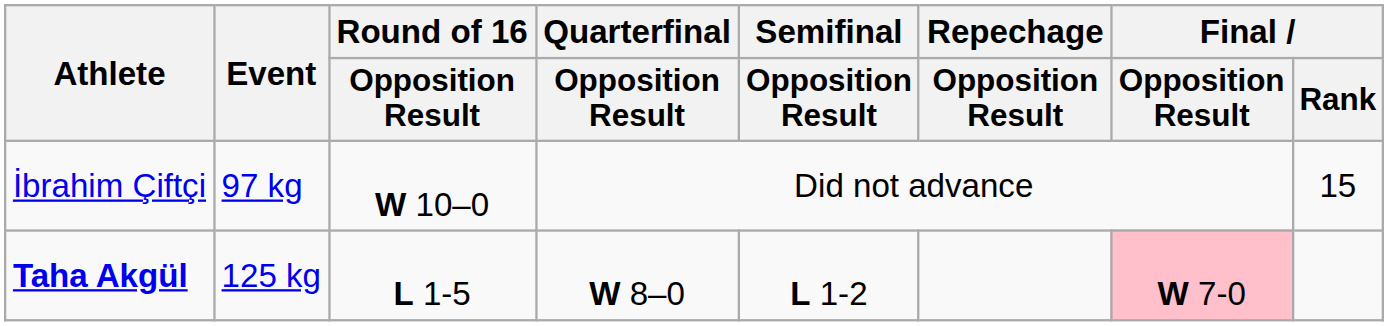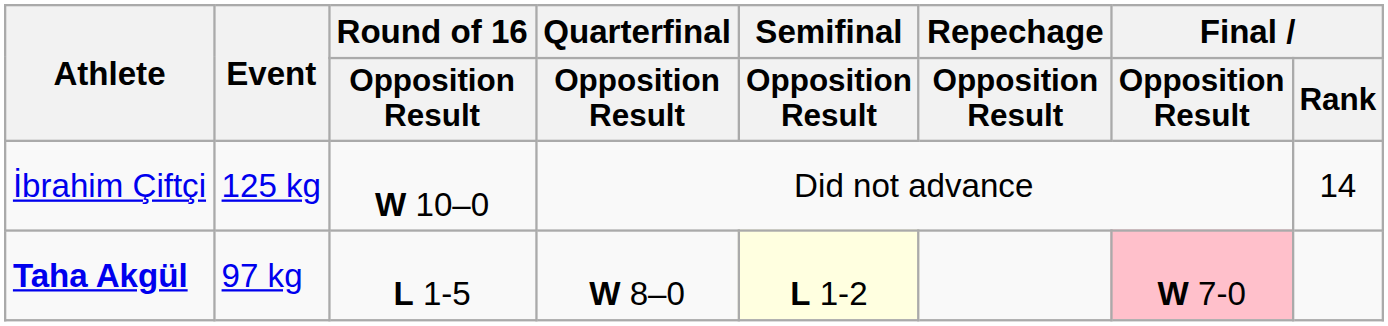(262, 186) 97 kg -> (271, 186) 125 kg
(1338, 186) 15 -> (1338, 186) 14
(271, 275) 125 kg -> (262, 275) 97 kg
(829, 294) no background -> (829, 294) lightyellow background
